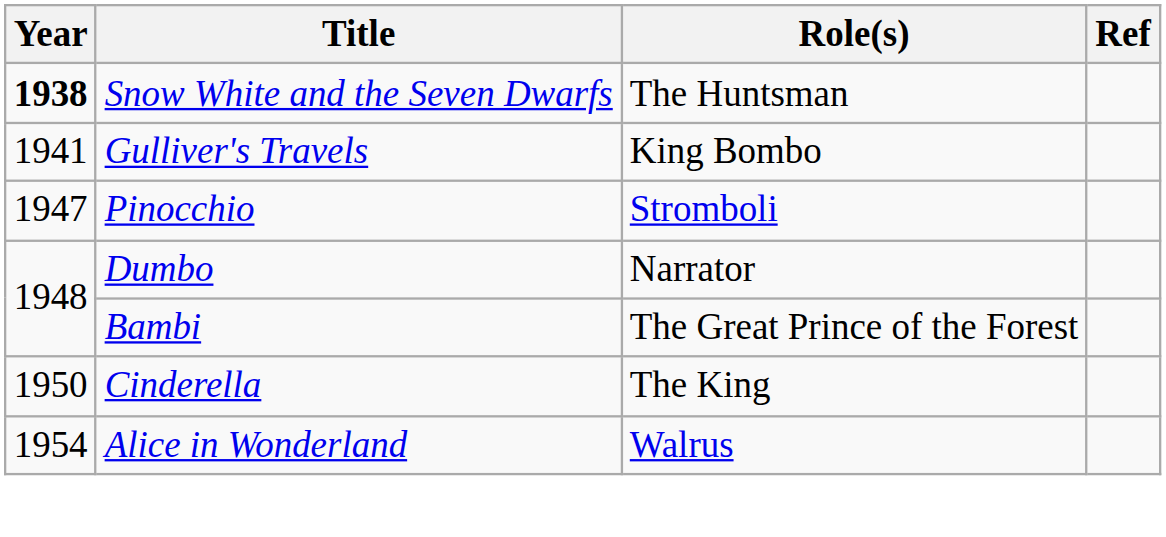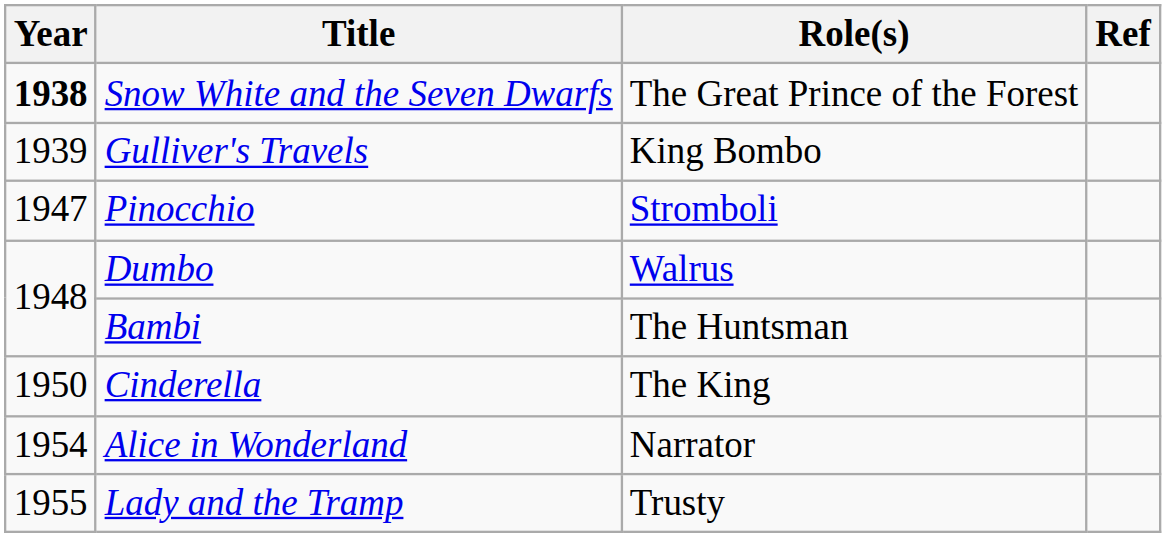(739, 92) The Huntsman -> (854, 92) The Great Prince of the Forest
(51, 151) 1941 -> (51, 151) 1939
(692, 268) Narrator -> (682, 268) Walrus
(854, 326) The Great Prince of the Forest -> (739, 326) The Huntsman
(682, 444) Walrus -> (692, 444) Narrator
+ row: (254, 502)
